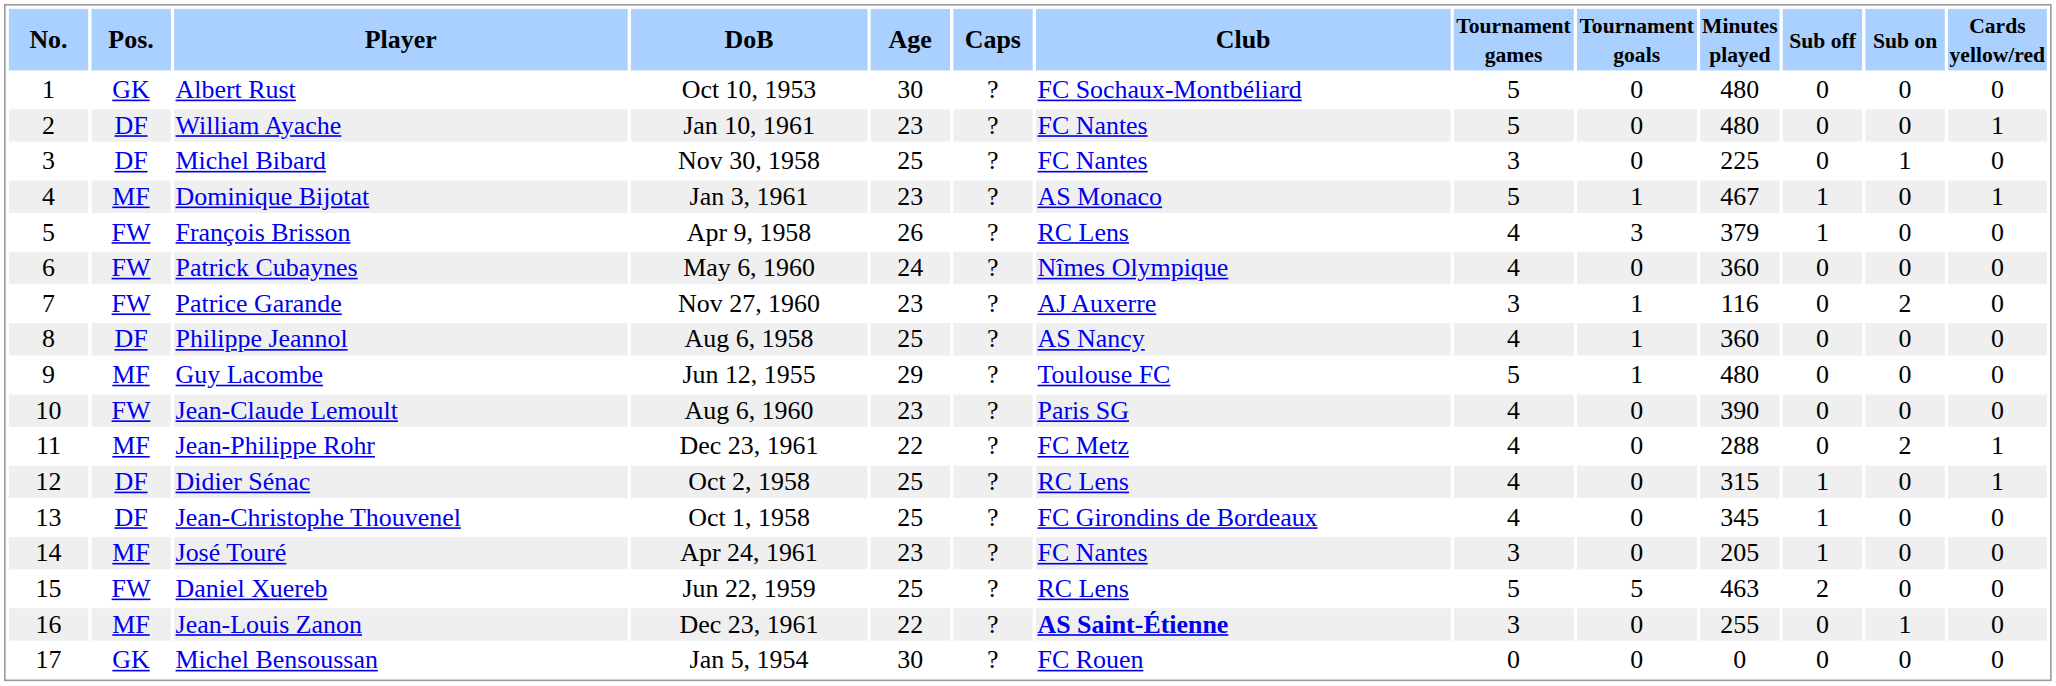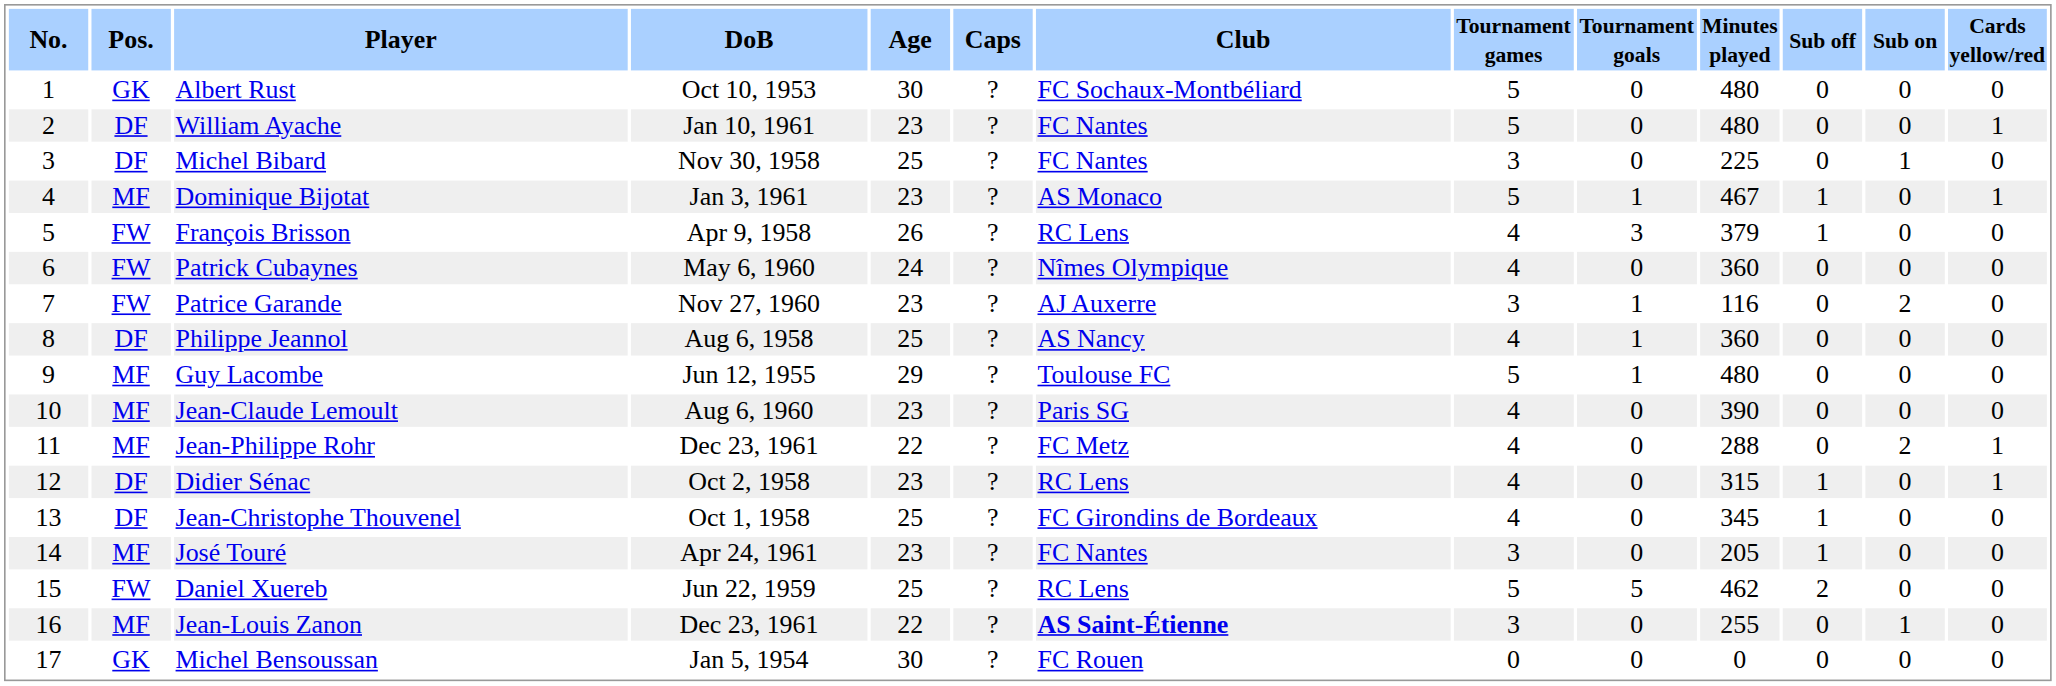(131, 410) FW -> (131, 410) MF
(910, 481) 25 -> (910, 481) 23
(1740, 588) 463 -> (1740, 588) 462
